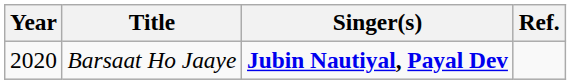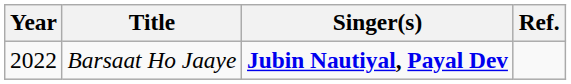(33, 60) 2020 -> (33, 60) 2022
